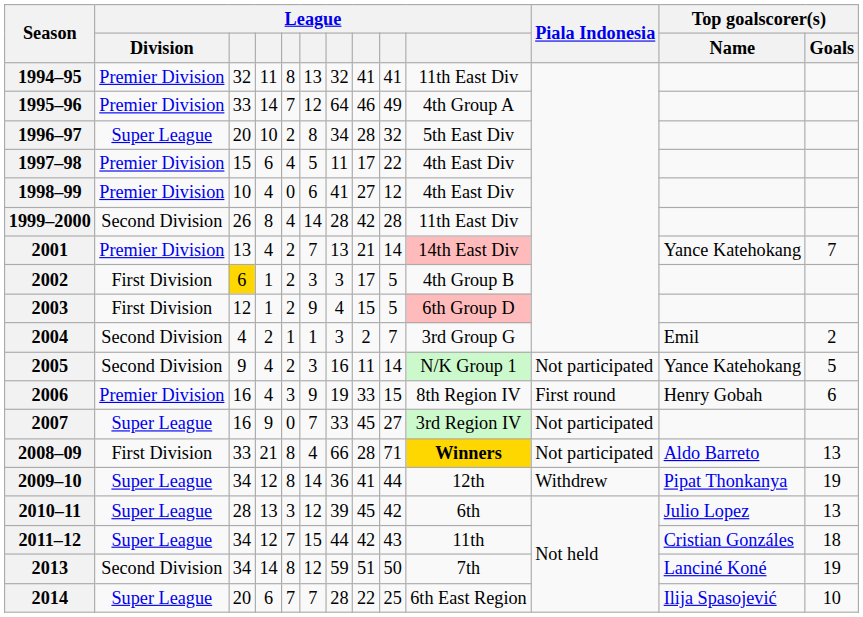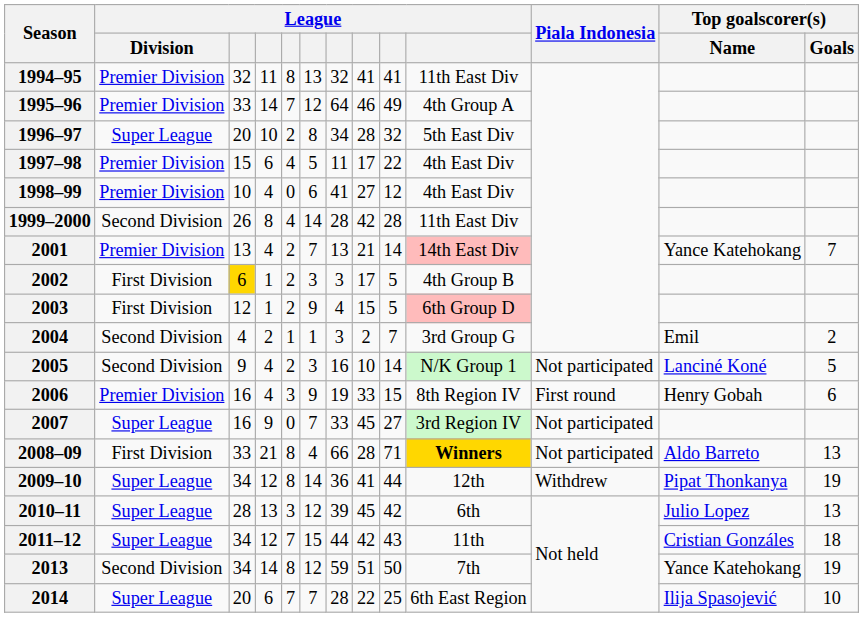(366, 366) 11 -> (366, 366) 10
(732, 366) Yance Katehokang -> (715, 366) Lanciné Koné
(715, 568) Lanciné Koné -> (732, 568) Yance Katehokang
